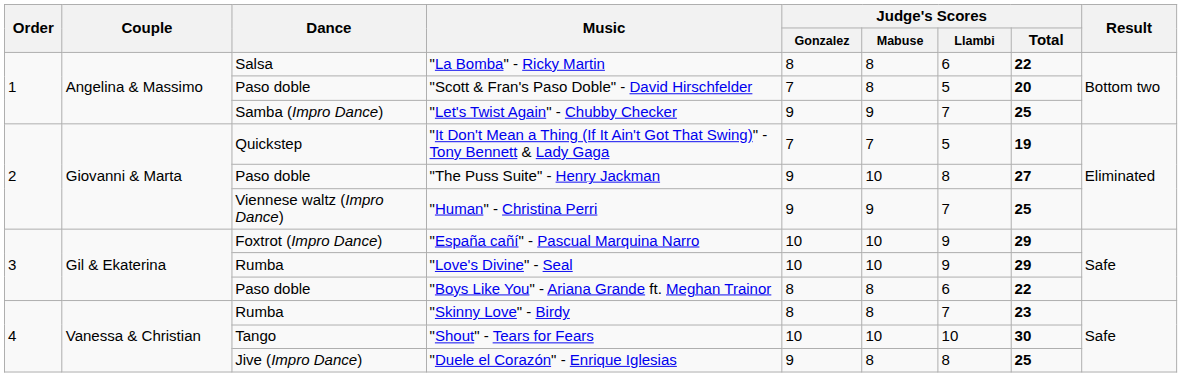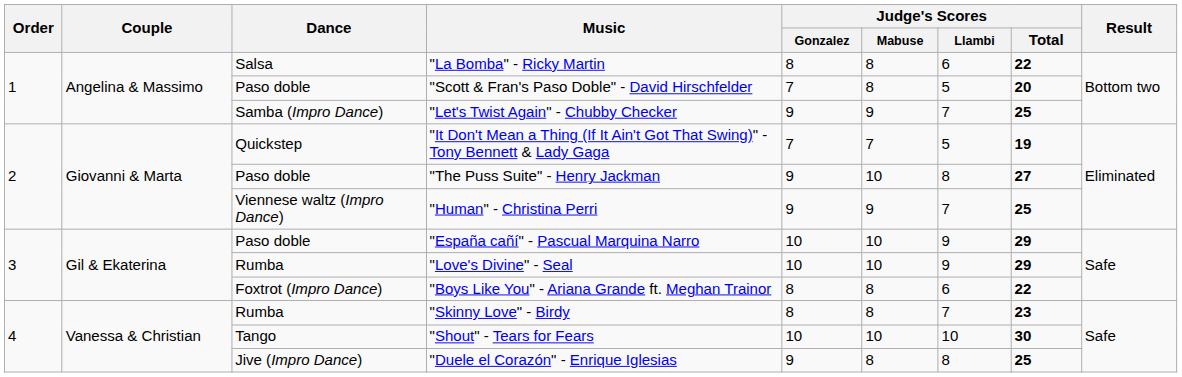(309, 241) Foxtrot (Impro Dance) -> (273, 241) Paso doble
(273, 288) Paso doble -> (309, 288) Foxtrot (Impro Dance)
